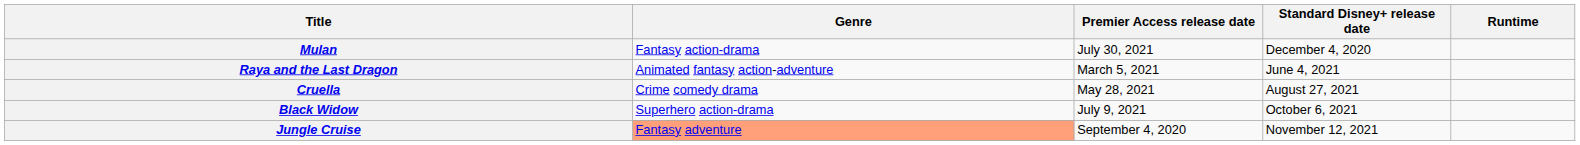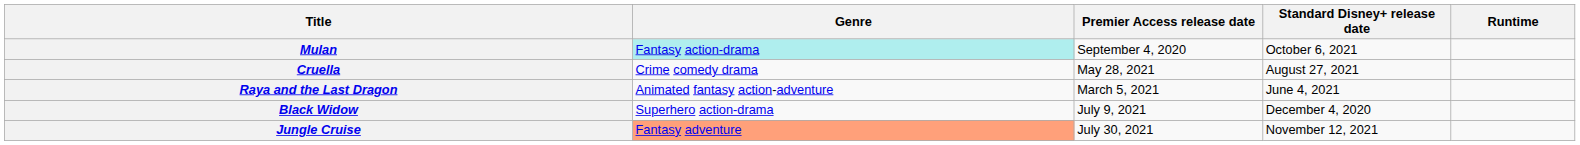(697, 49) no background -> (697, 49) paleturquoise background
(1115, 49) July 30, 2021 -> (1132, 49) September 4, 2020
(1318, 49) December 4, 2020 -> (1312, 49) October 6, 2021
rows swapped: (319, 69) <-> (318, 89)
(1312, 110) October 6, 2021 -> (1318, 110) December 4, 2020
(1132, 130) September 4, 2020 -> (1115, 130) July 30, 2021
